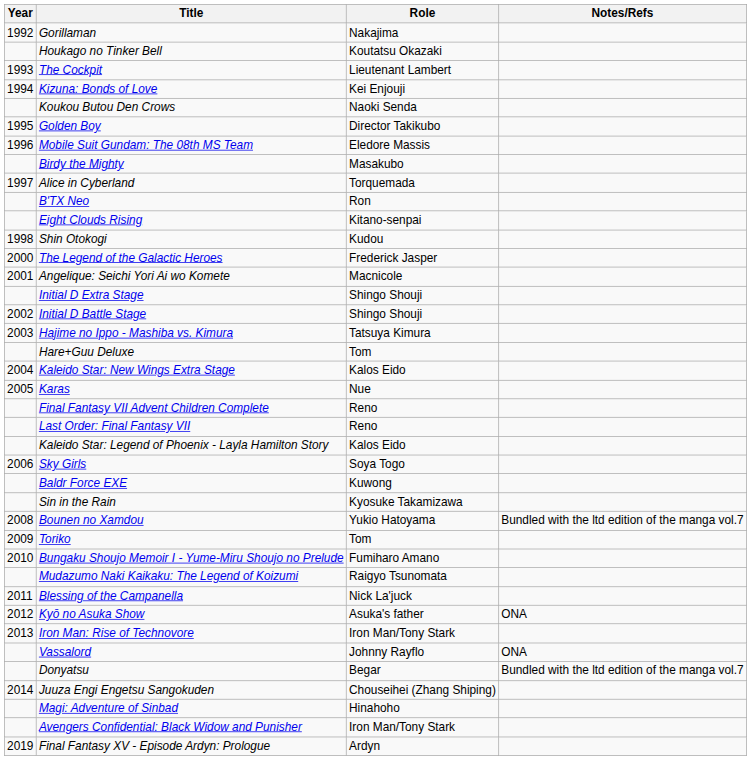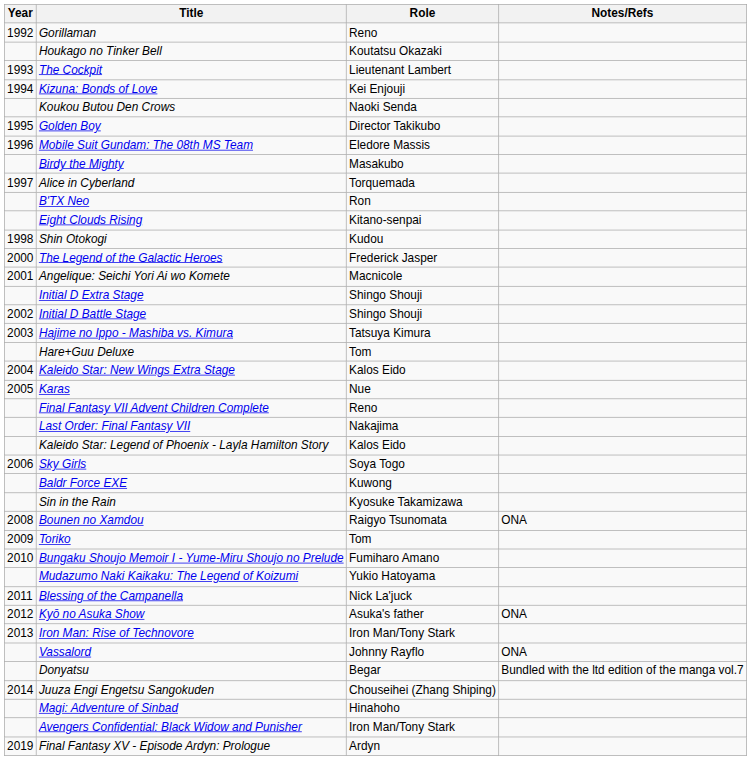(374, 32) Nakajima -> (363, 32) Reno
(363, 426) Reno -> (374, 426) Nakajima
(392, 520) Yukio Hatoyama -> (398, 520) Raigyo Tsunomata
(622, 520) Bundled with the ltd edition of the manga vol.7 -> (514, 520) ONA
(398, 577) Raigyo Tsunomata -> (392, 577) Yukio Hatoyama
